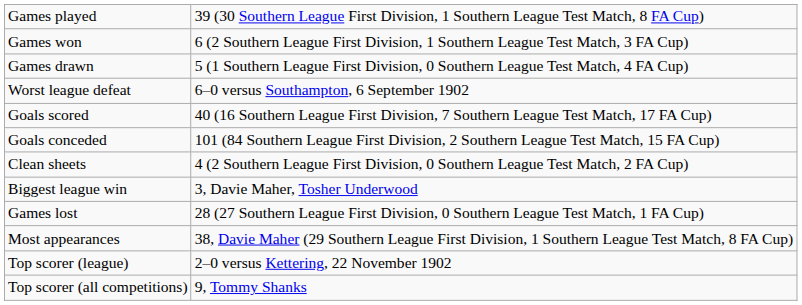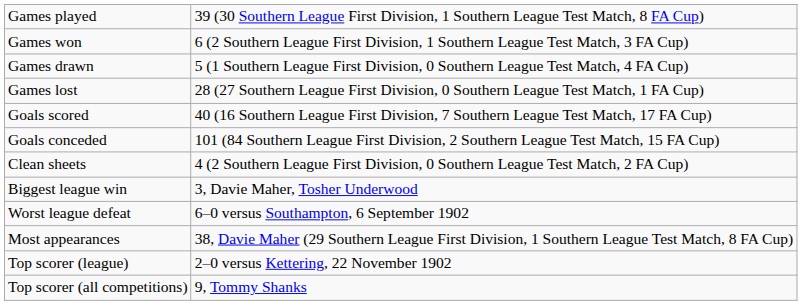rows swapped: (43, 213) <-> (69, 90)
